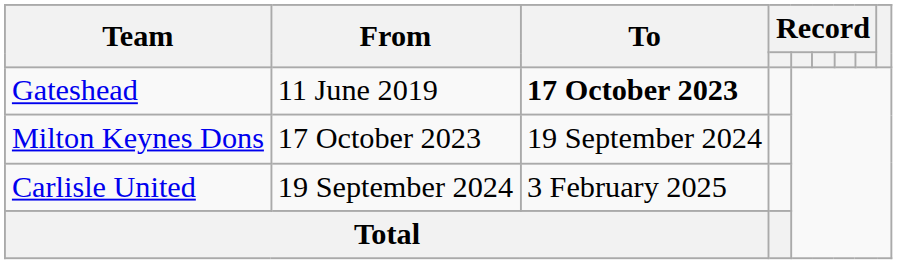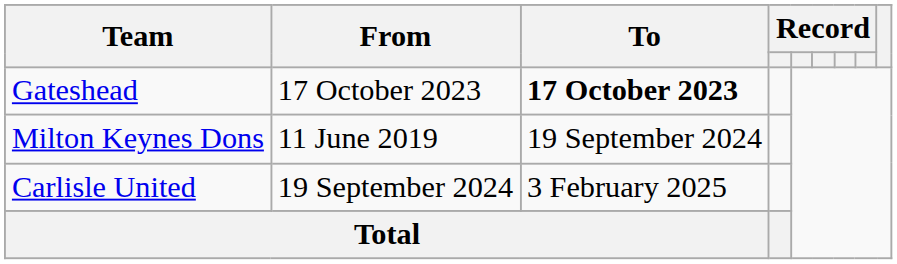(358, 90) 11 June 2019 -> (379, 90) 17 October 2023
(379, 138) 17 October 2023 -> (358, 138) 11 June 2019
